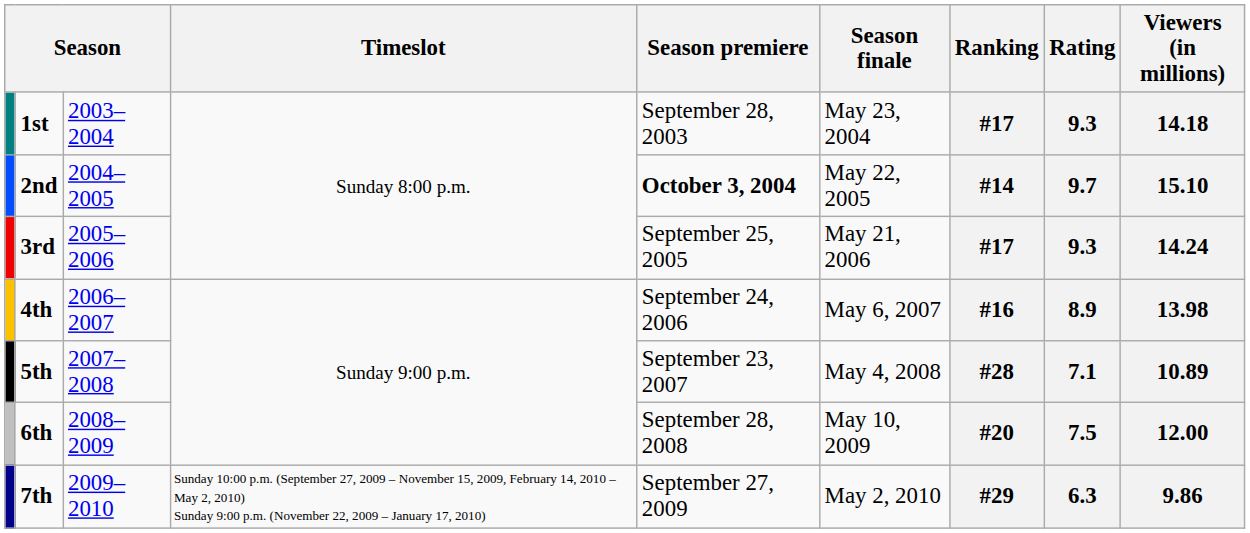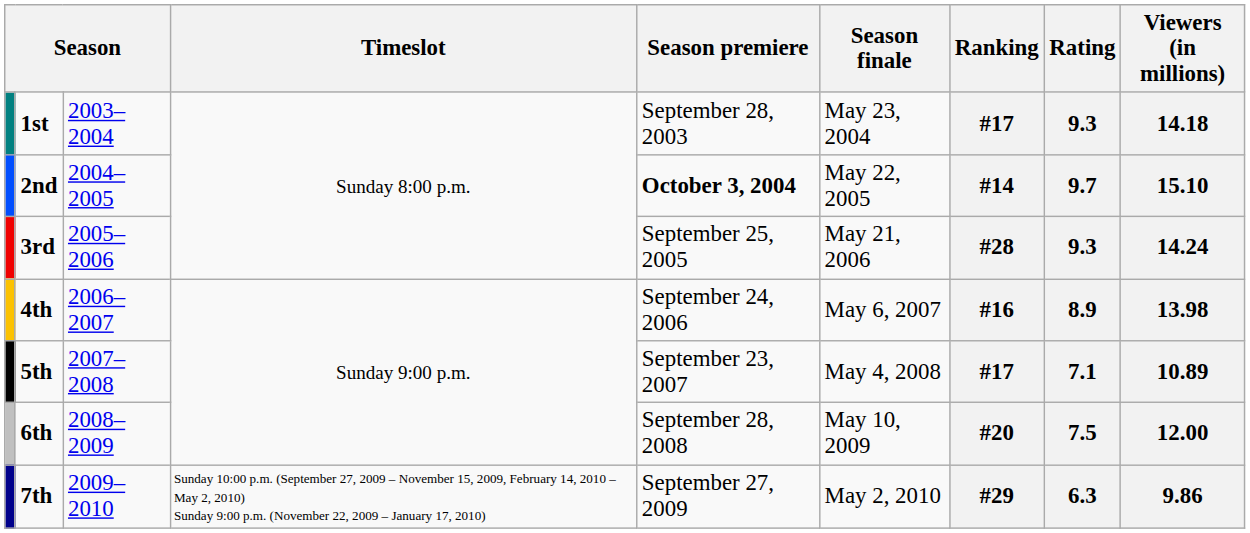(997, 247) #17 -> (997, 247) #28
(997, 371) #28 -> (997, 371) #17
